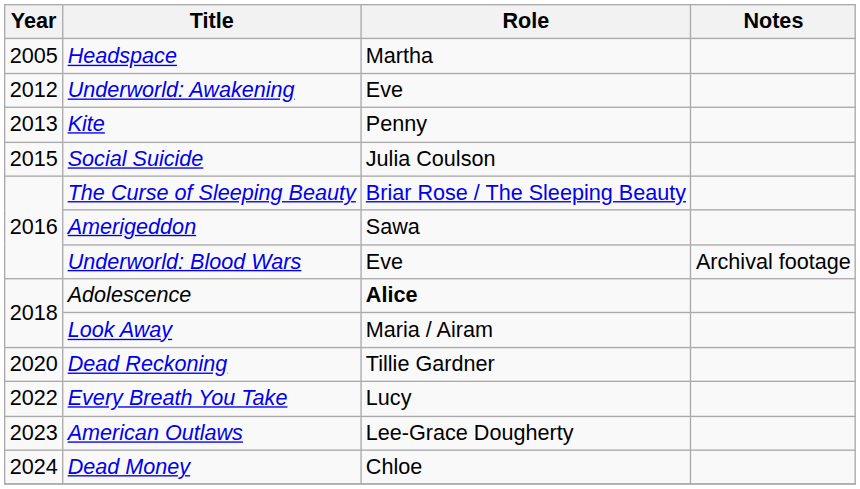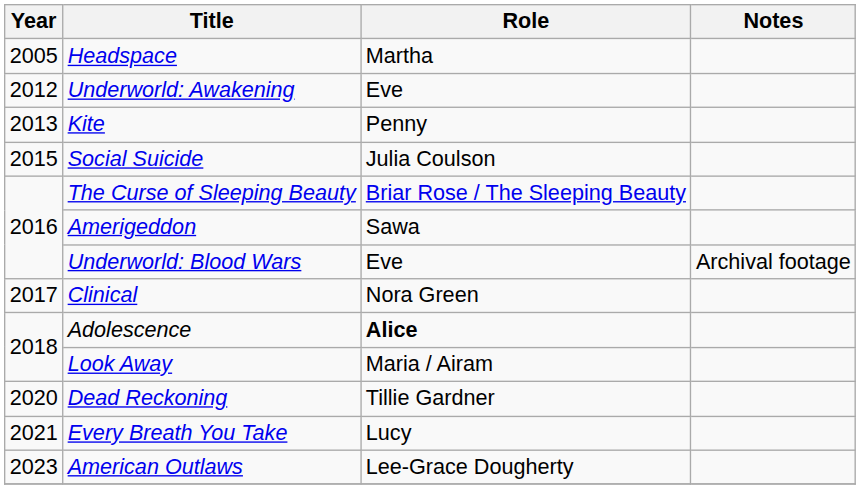+ row: (102, 295)
(34, 398) 2022 -> (34, 432) 2021
- row: (129, 466)
